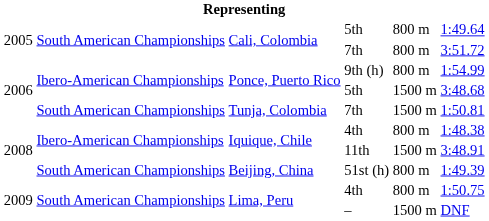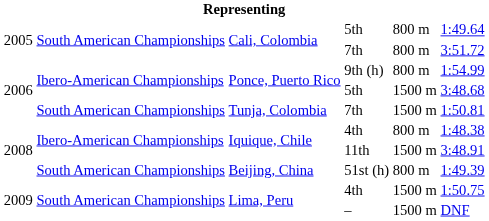(411, 190) 800 m -> (415, 190) 1500 m
